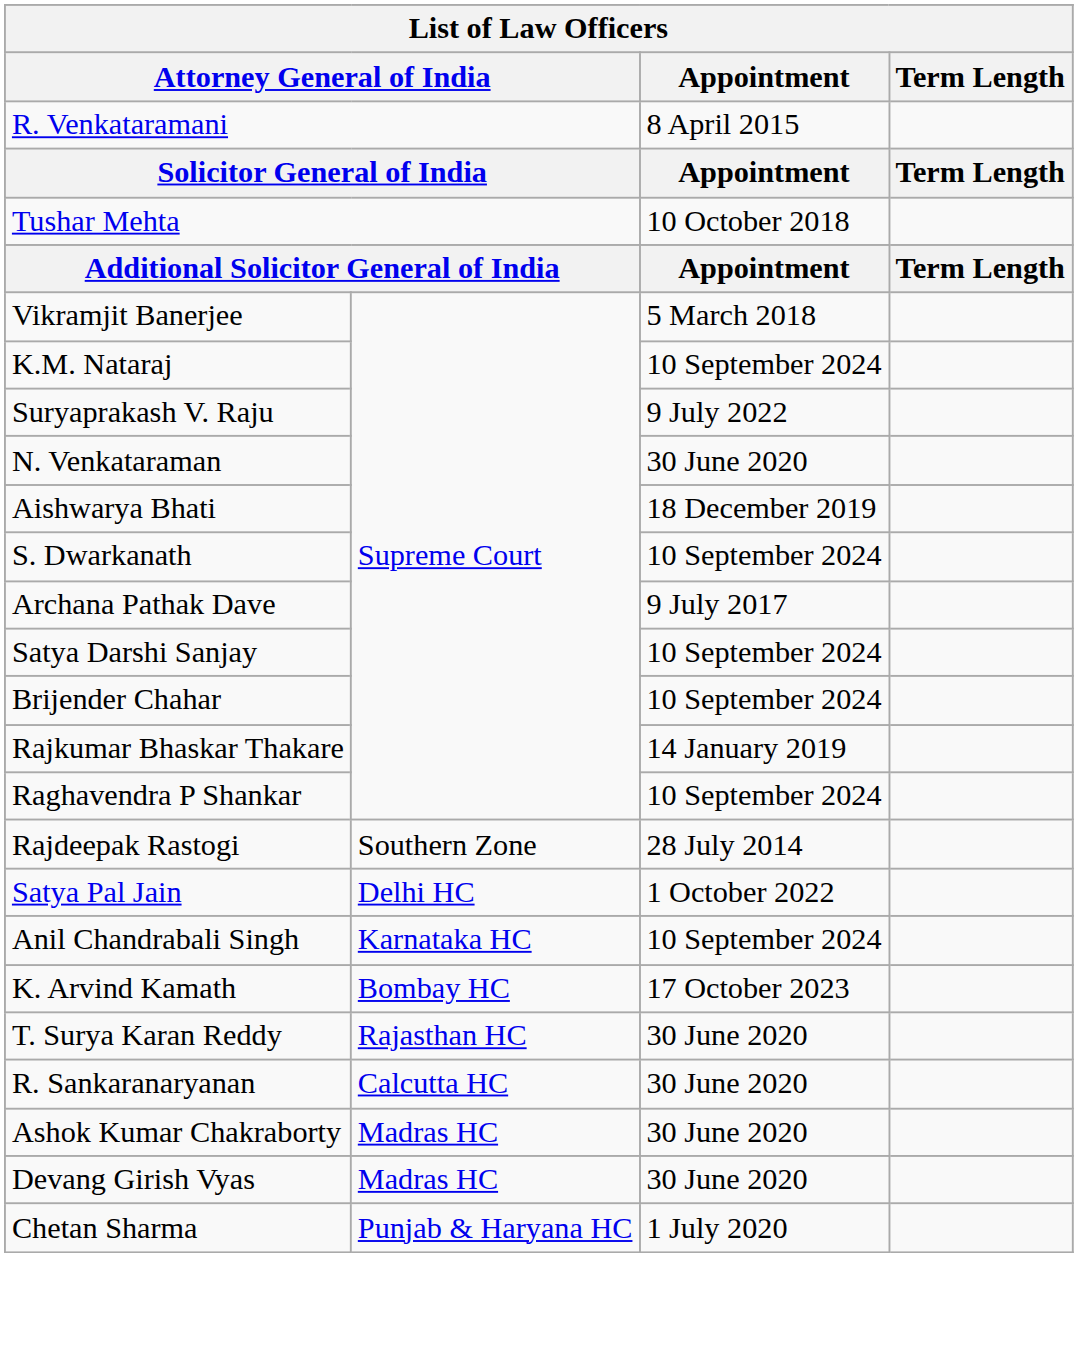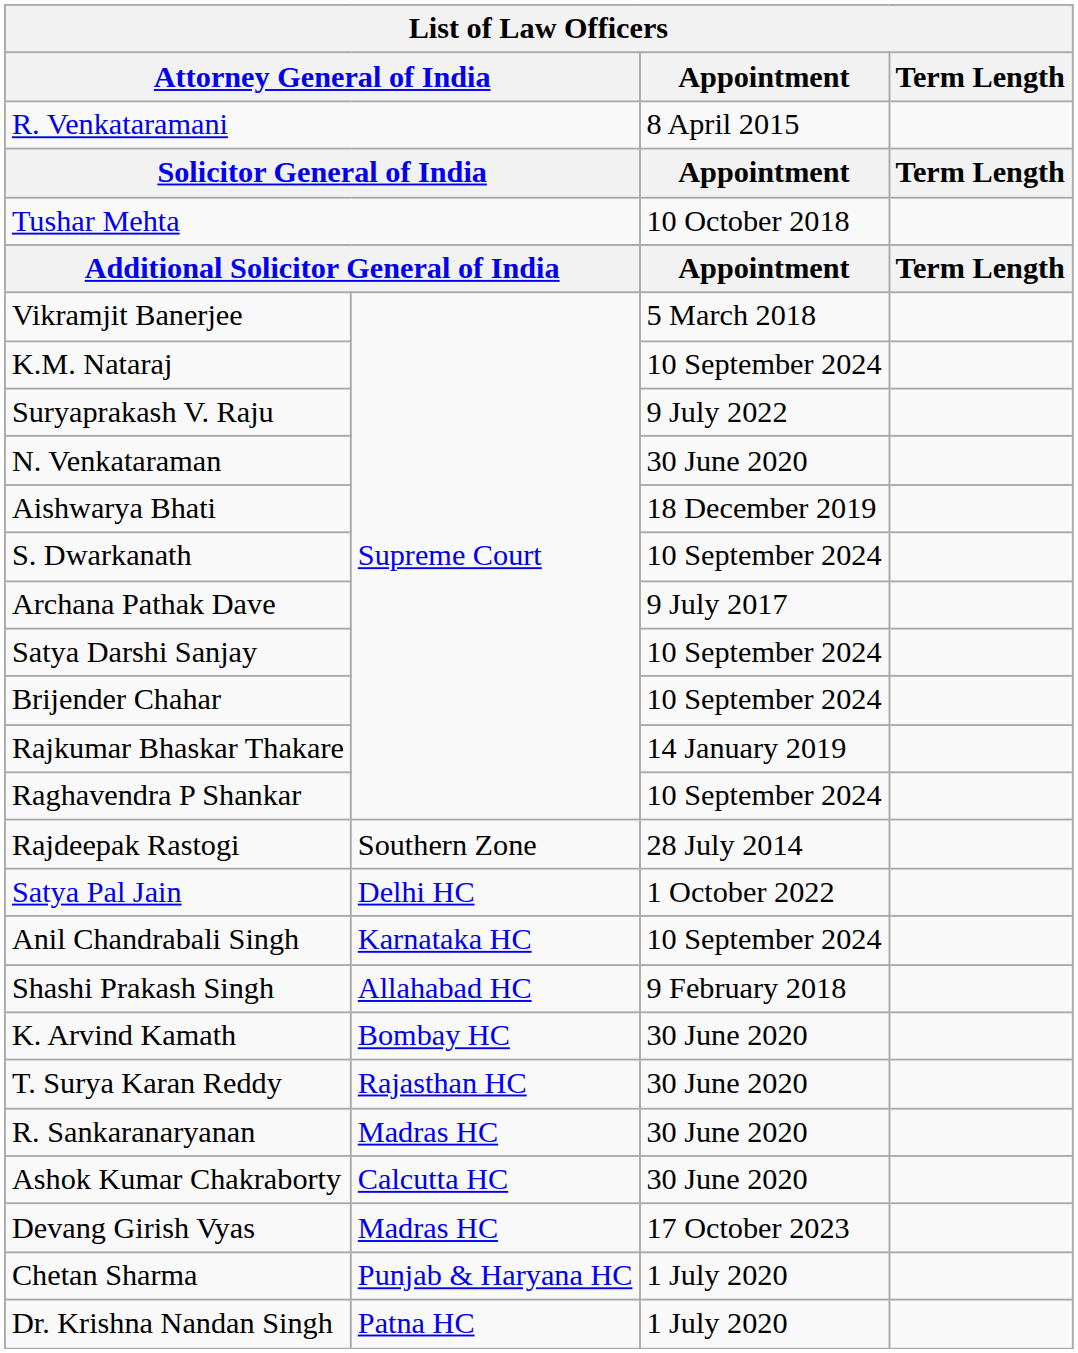+ row: (143, 987)
(748, 987) 17 October 2023 -> (727, 1035) 30 June 2020
(433, 1083) Calcutta HC -> (428, 1131) Madras HC
(428, 1131) Madras HC -> (433, 1179) Calcutta HC
(727, 1179) 30 June 2020 -> (748, 1227) 17 October 2023
+ row: (172, 1323)
